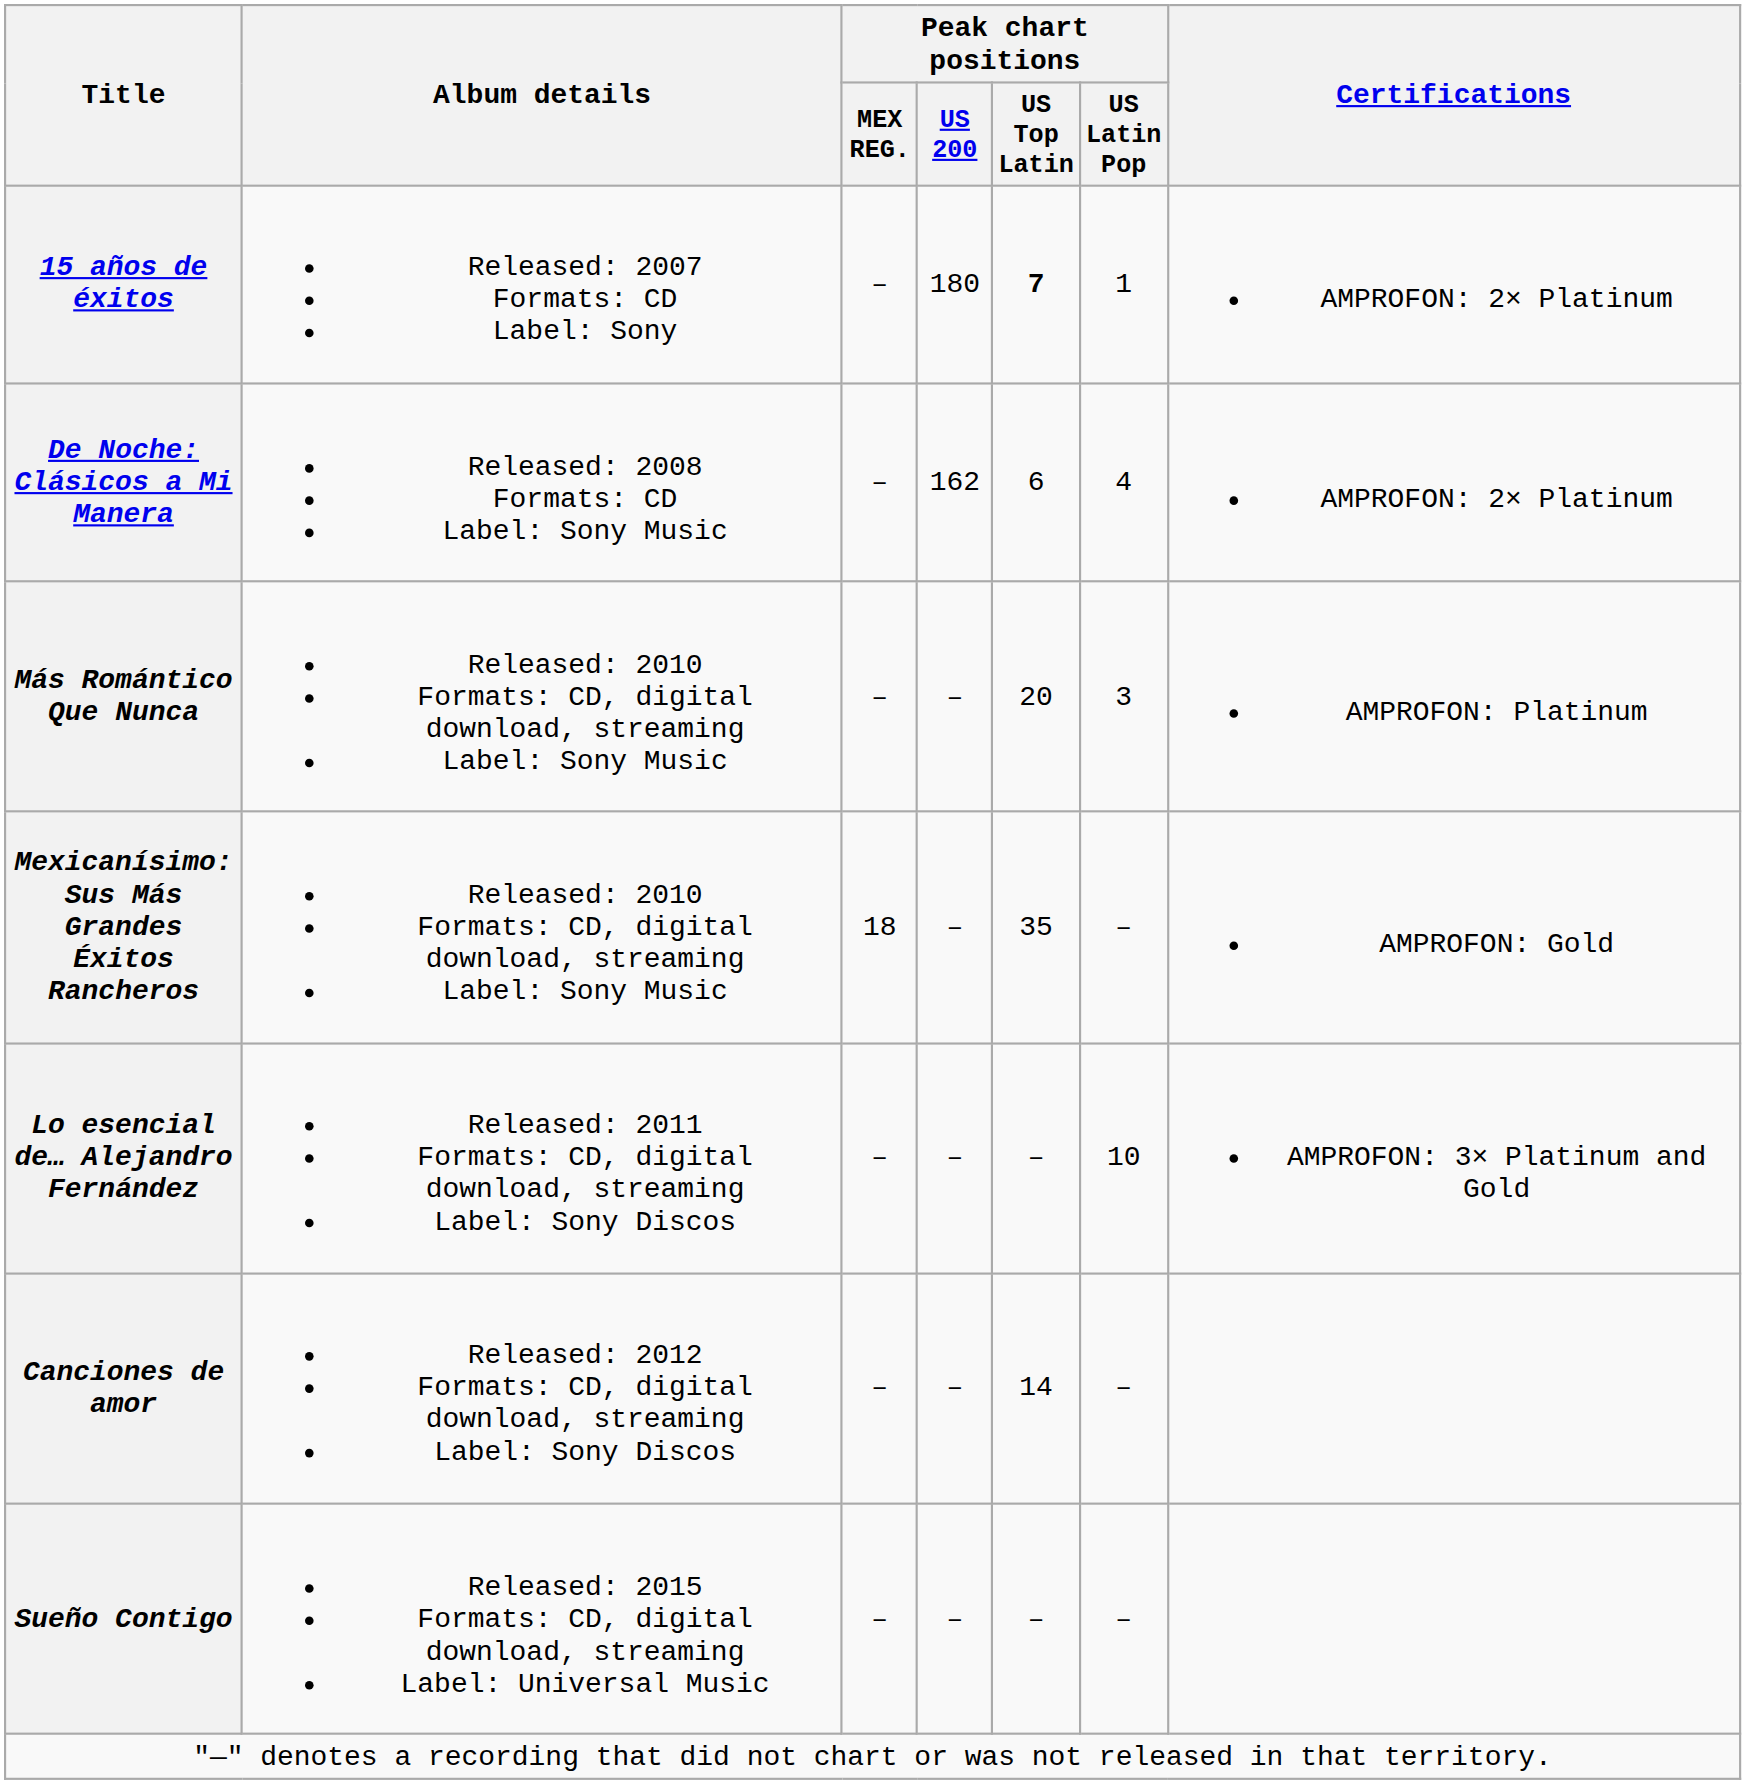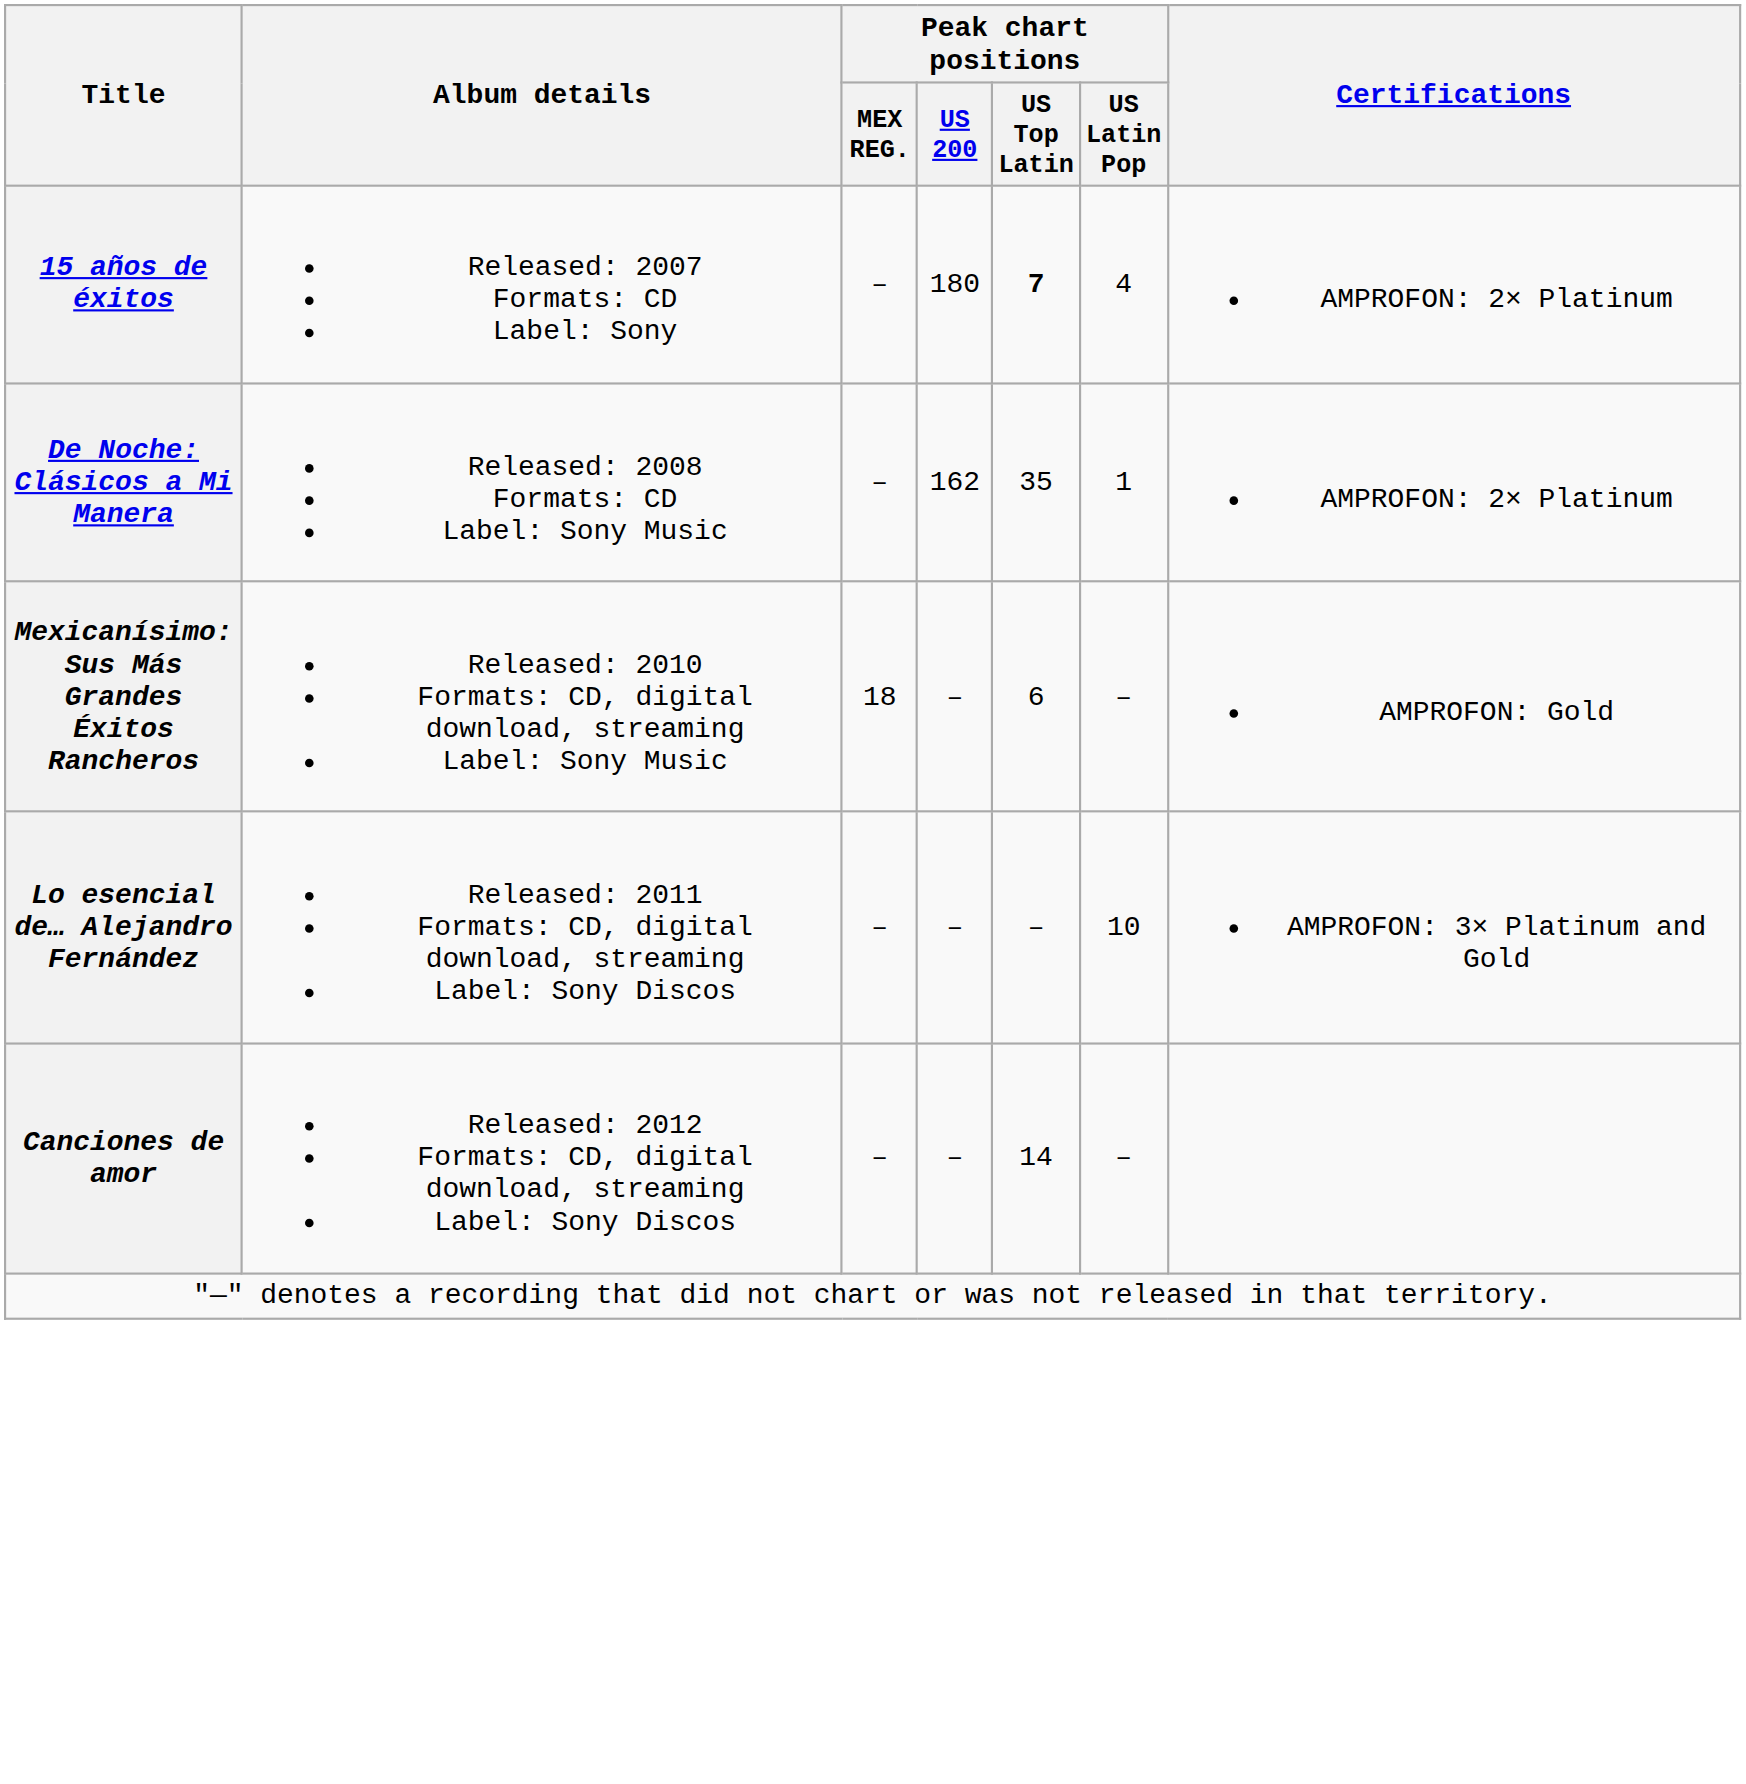(1124, 284) 1 -> (1124, 284) 4
(1036, 483) 6 -> (1036, 483) 35
(1124, 483) 4 -> (1124, 483) 1
- row: (124, 697)
(1036, 927) 35 -> (1036, 697) 6
- row: (124, 1619)
